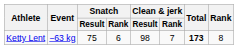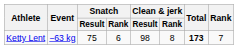(172, 38) 7 -> (172, 38) 8
(221, 38) 8 -> (221, 38) 7
